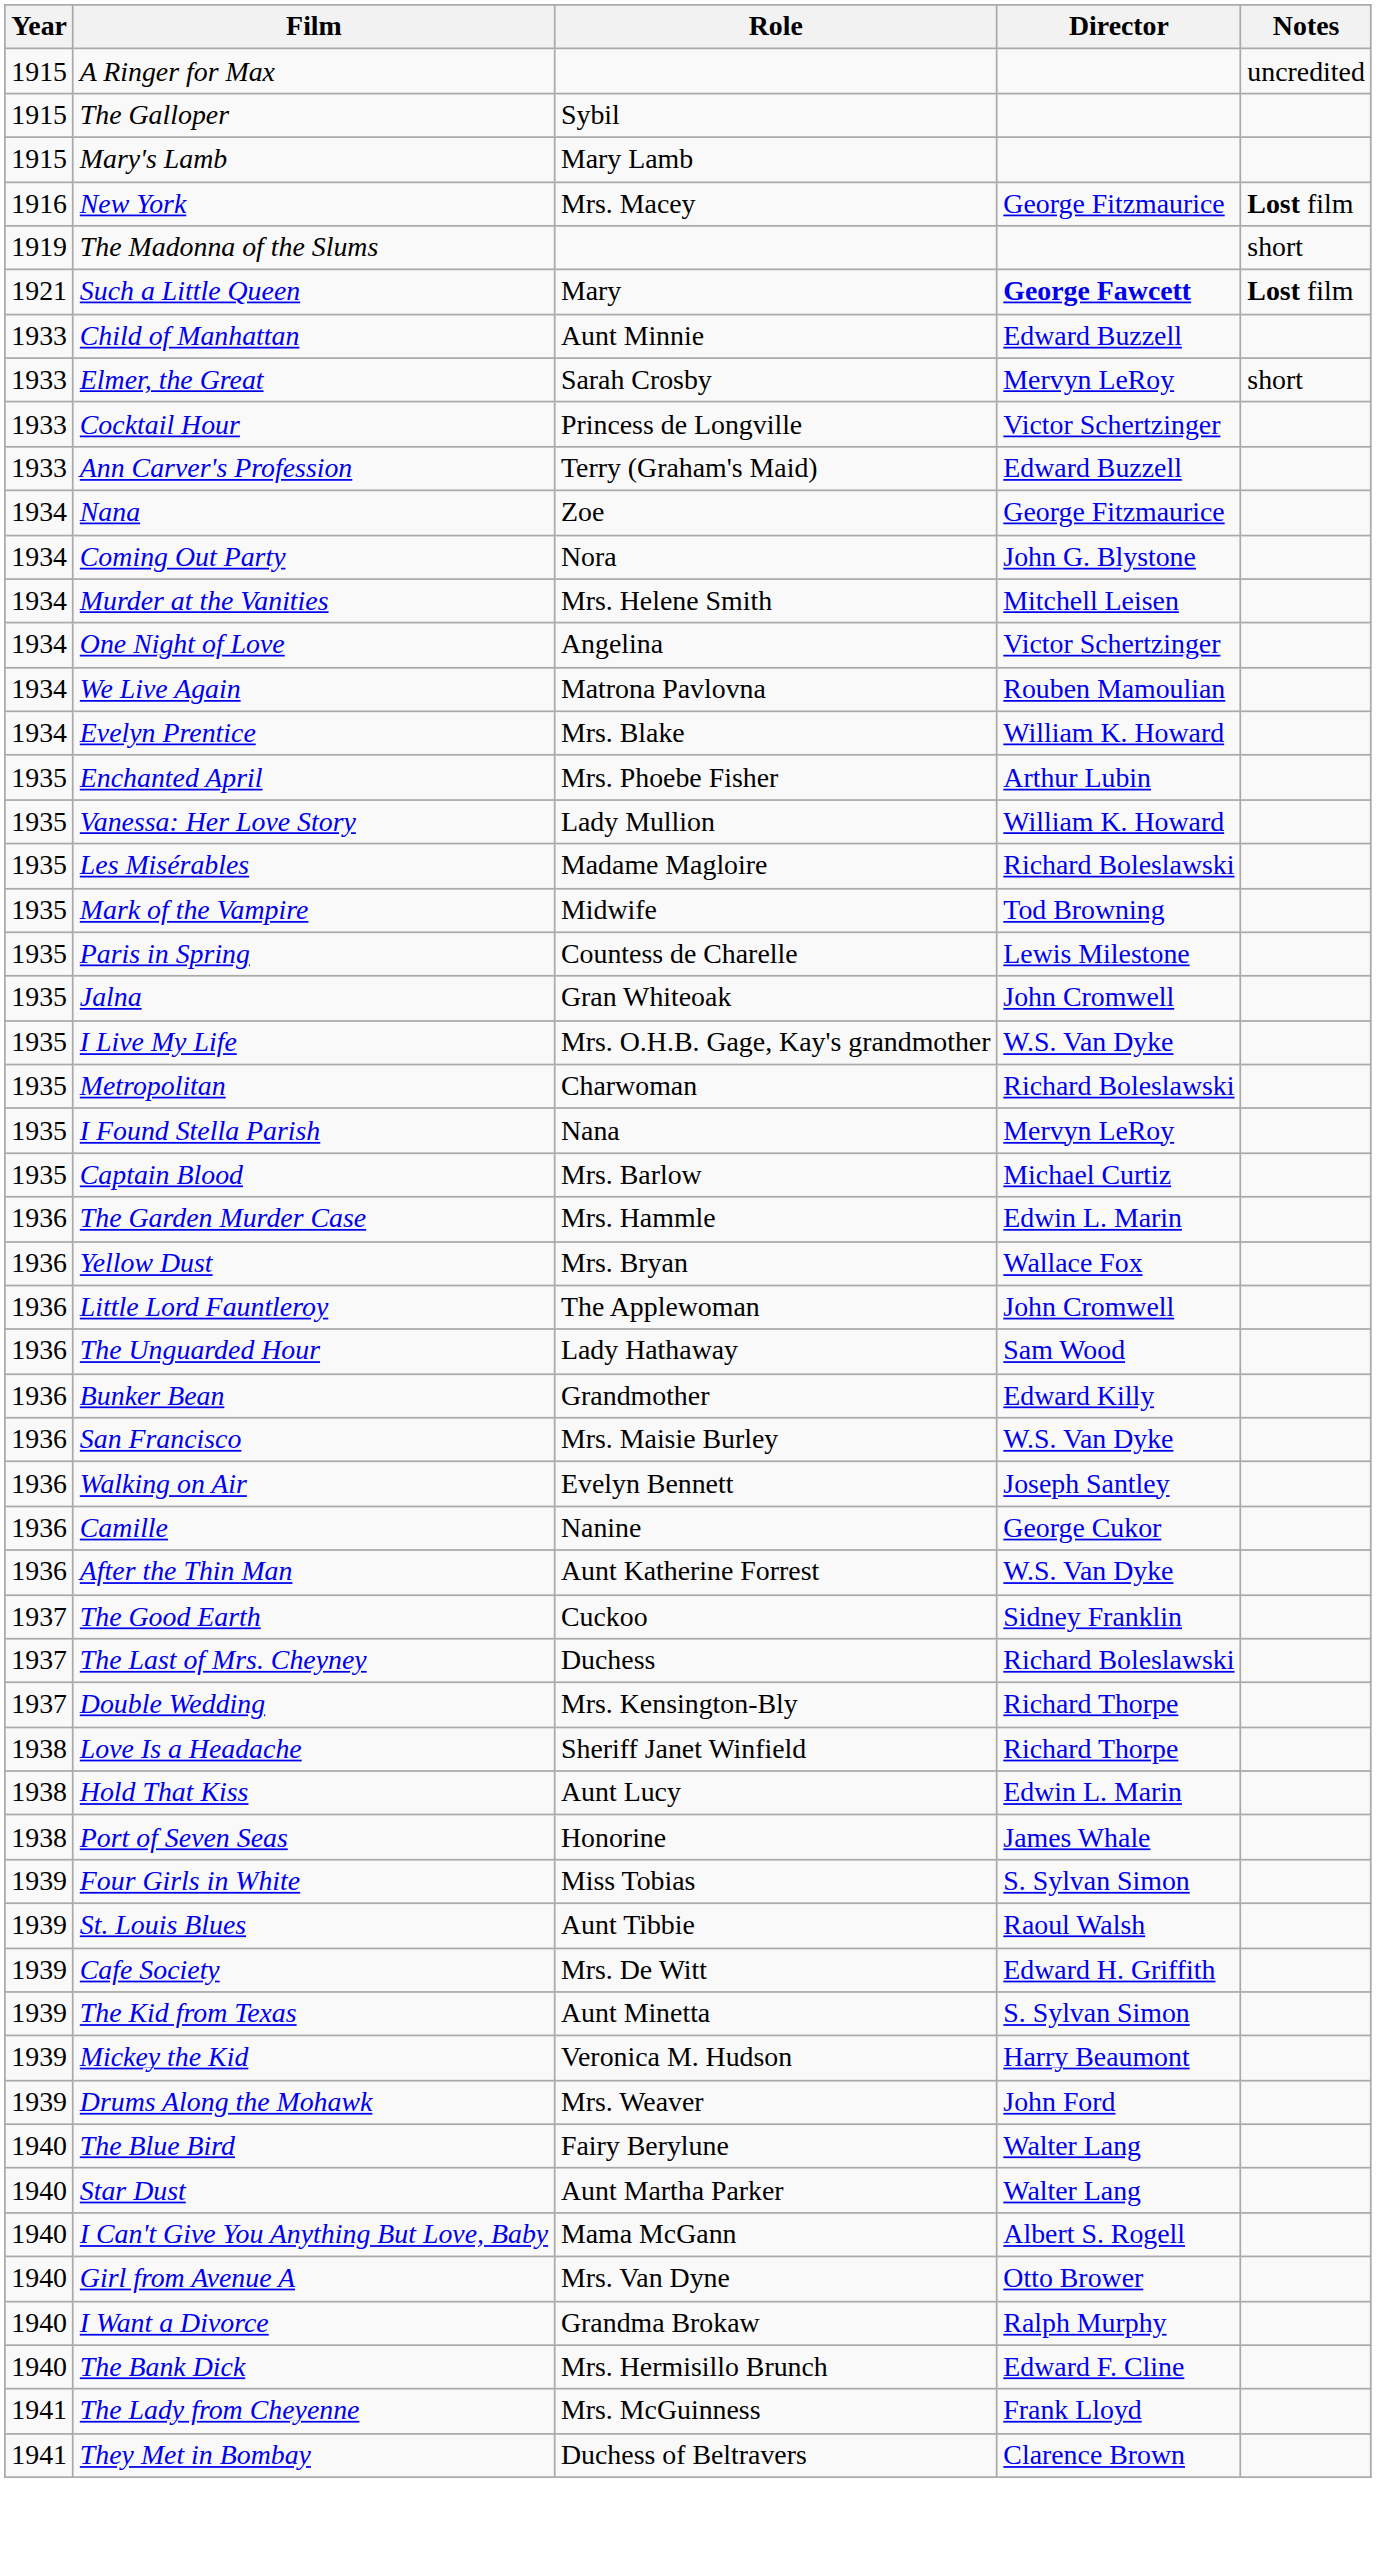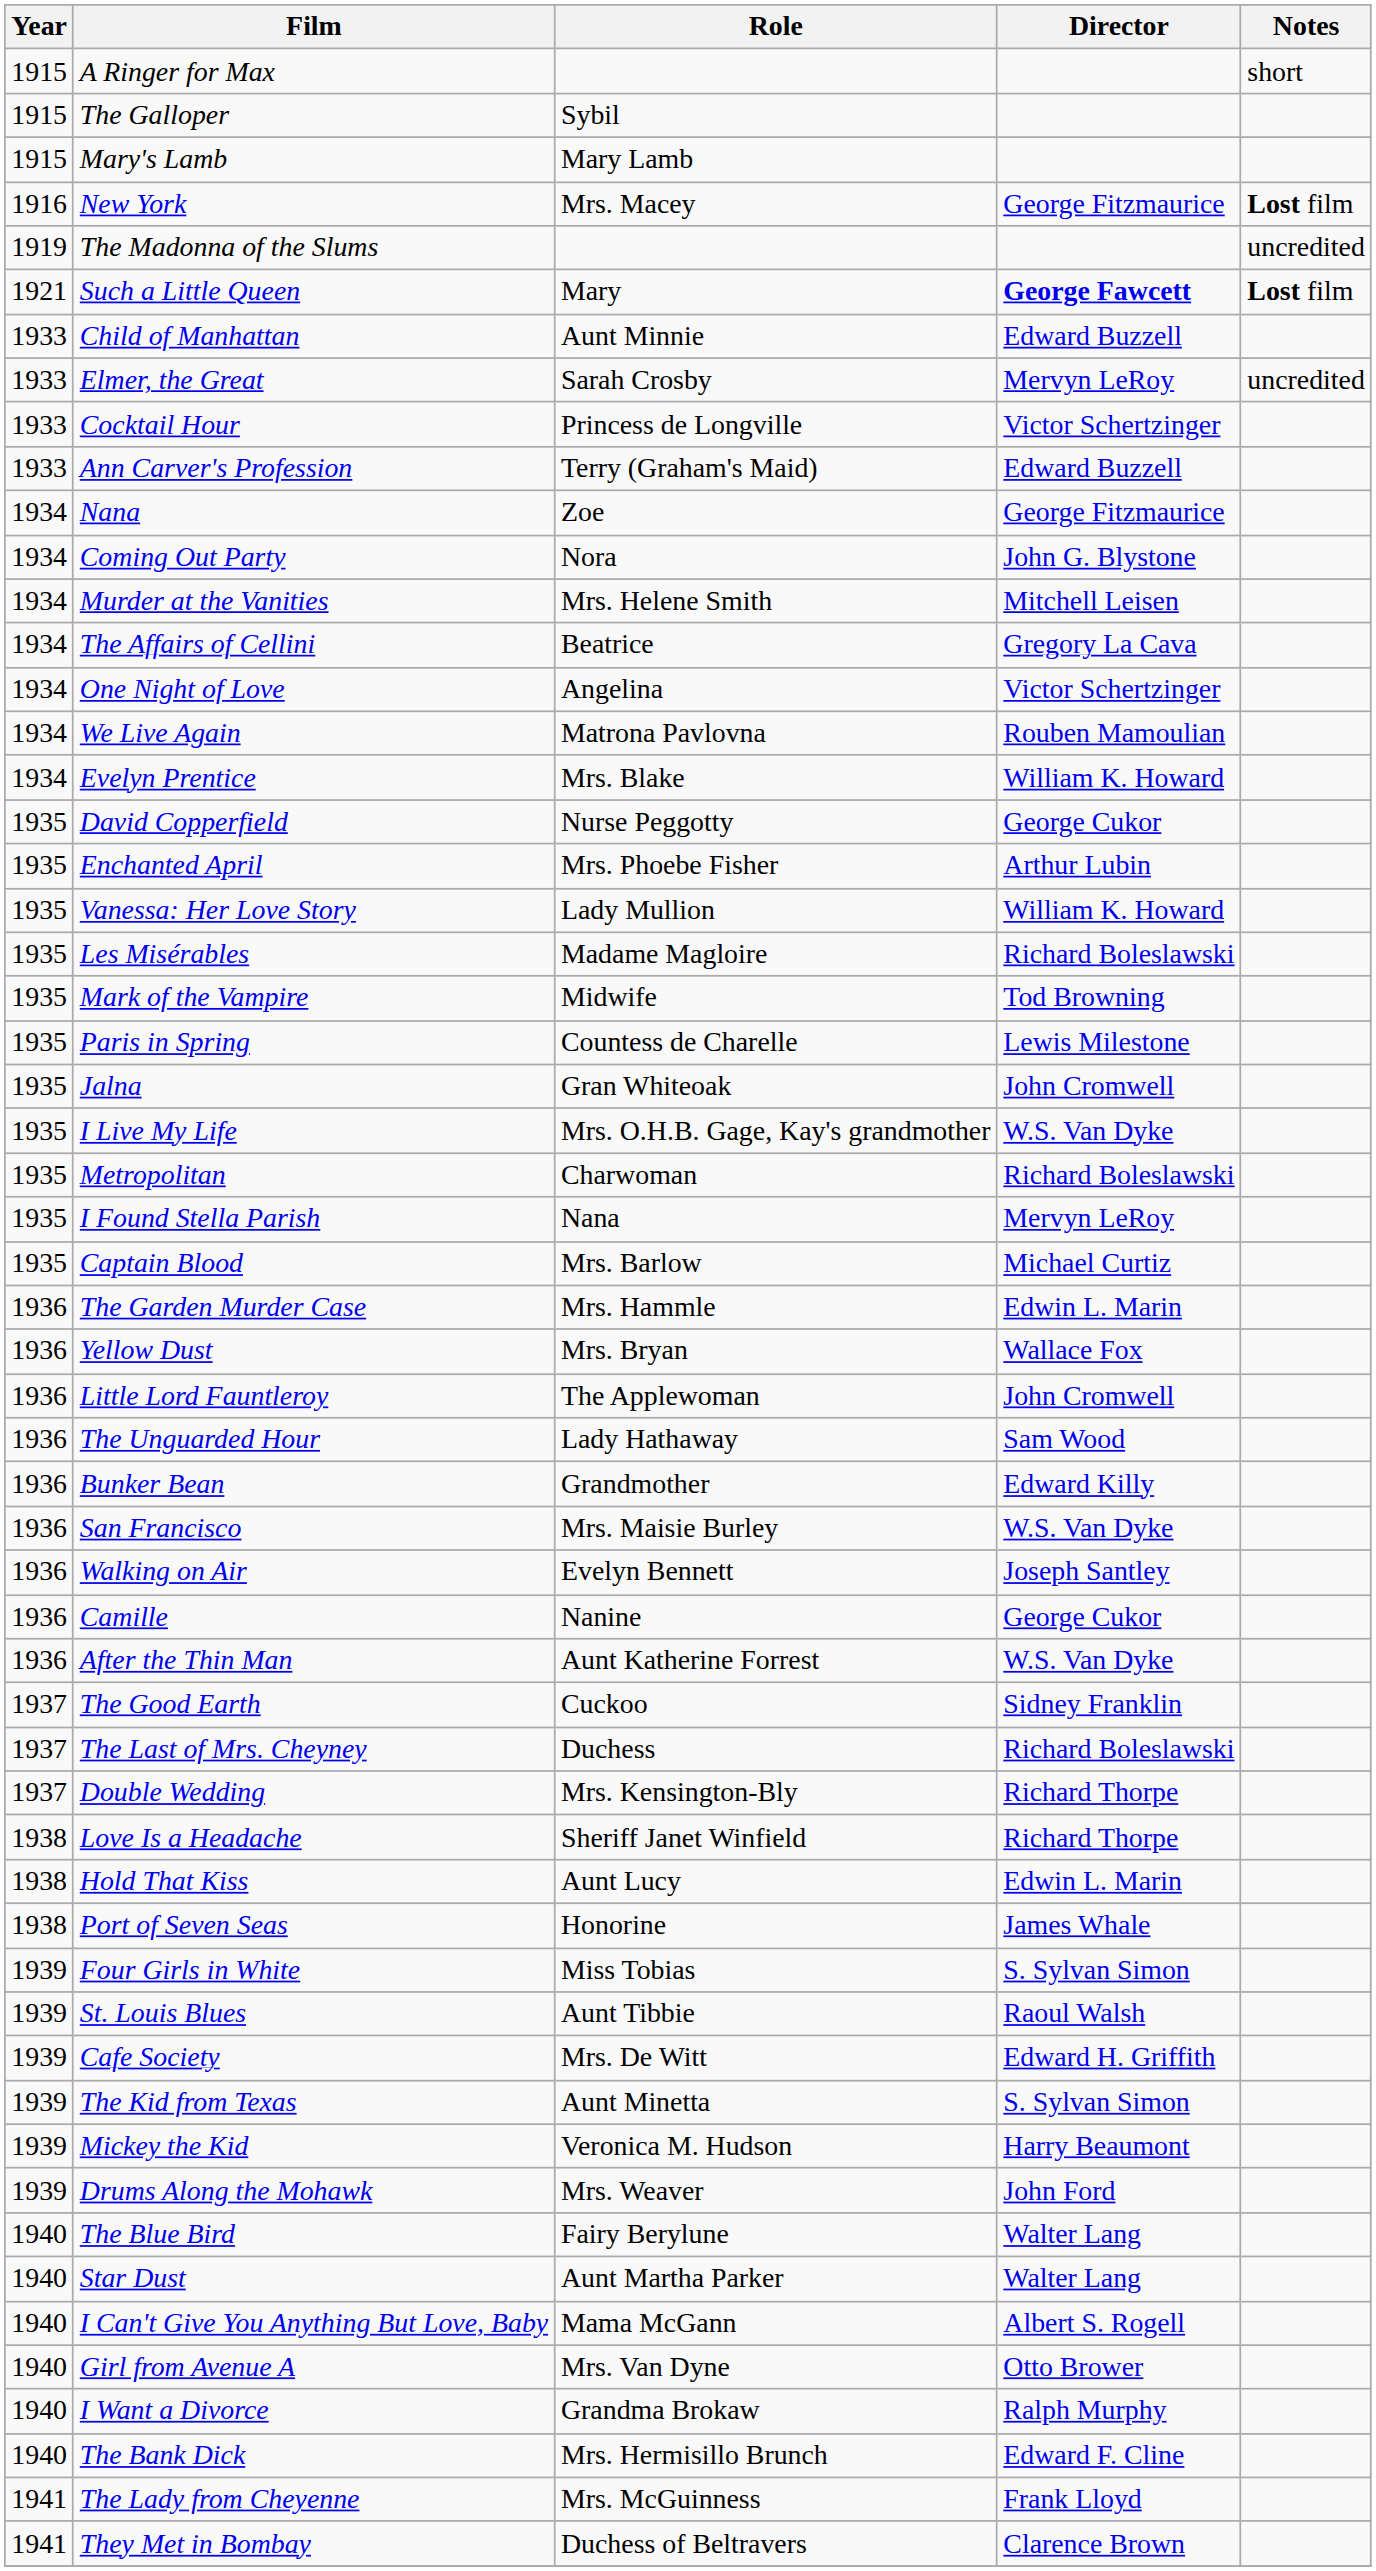(1306, 70) uncredited -> (1275, 70) short
(1275, 247) short -> (1306, 247) uncredited
(1275, 379) short -> (1306, 379) uncredited
+ row: (197, 644)
+ row: (184, 821)
